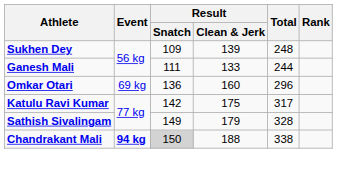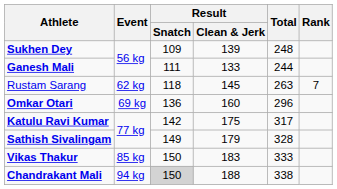+ row: (47, 86)
+ row: (42, 158)
(131, 140) bold -> (131, 176) normal
